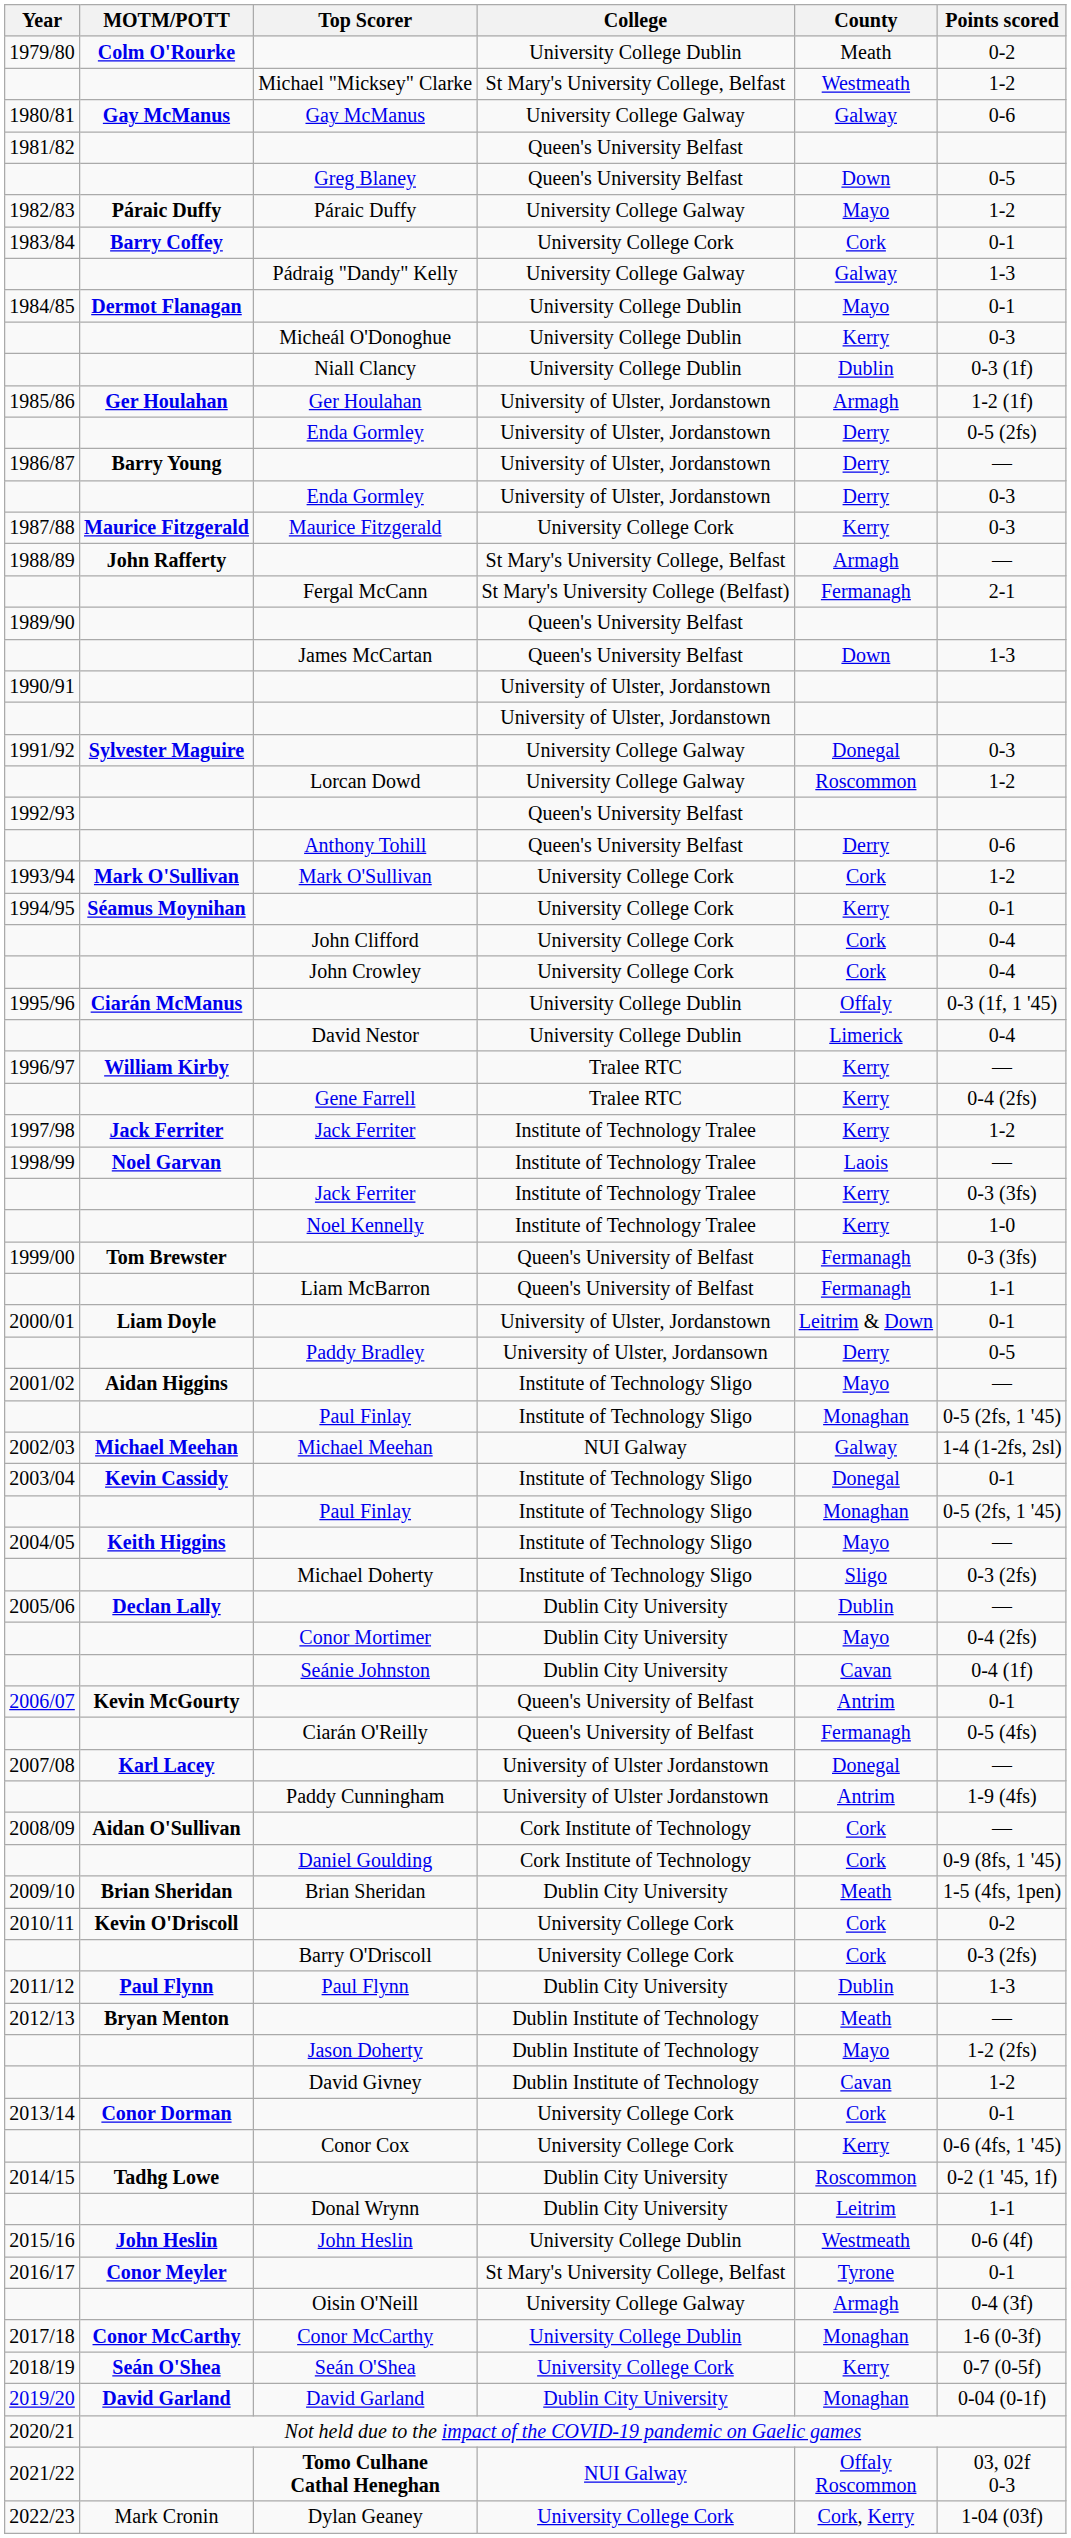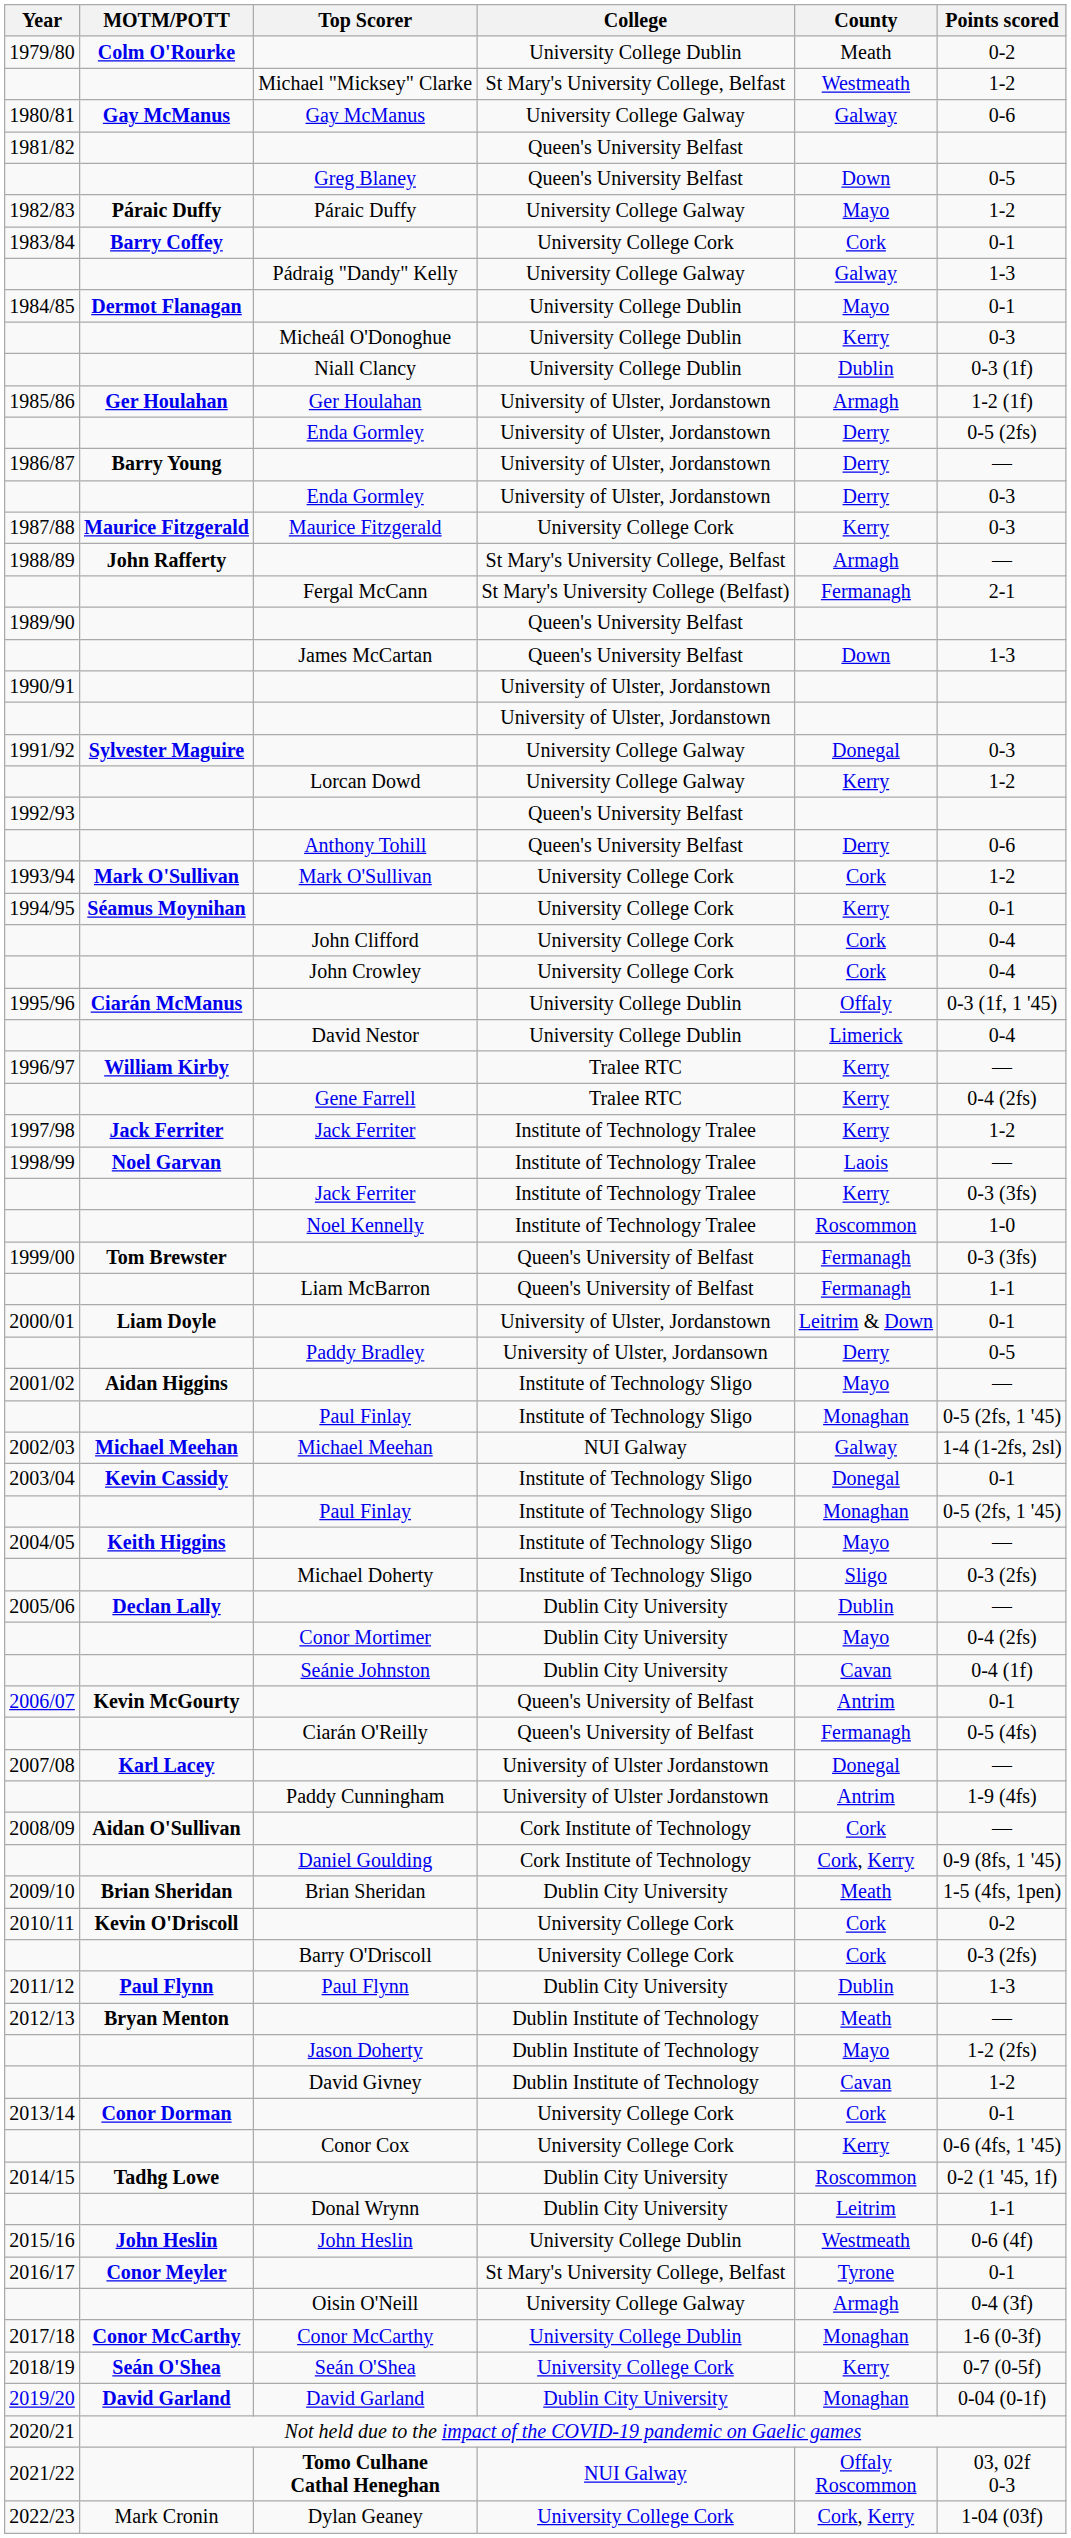(866, 781) Roscommon -> (866, 781) Kerry
(866, 1225) Kerry -> (866, 1225) Roscommon
(866, 1860) Cork -> (866, 1860) Cork, Kerry
